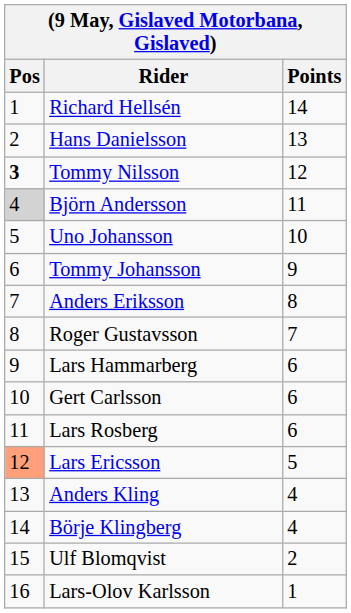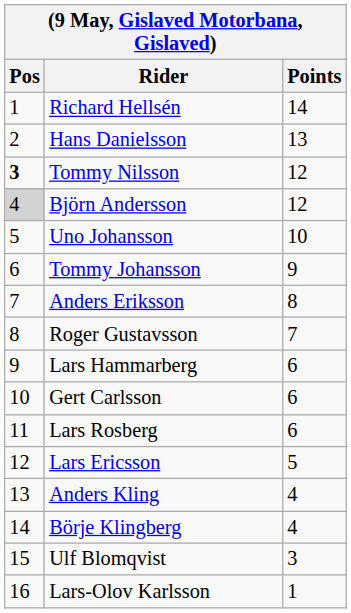(297, 204) 11 -> (297, 204) 12
(19, 462) lightsalmon background -> (19, 462) no background
(292, 559) 2 -> (292, 559) 3
